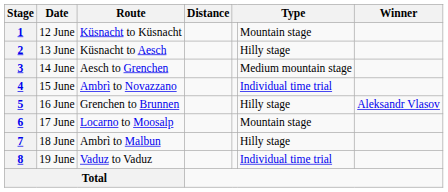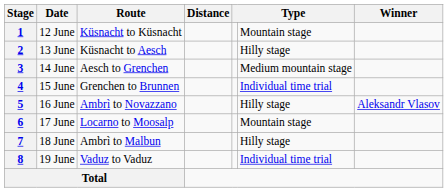(128, 86) Ambrì to Novazzano -> (130, 86) Grenchen to Brunnen
(130, 104) Grenchen to Brunnen -> (128, 104) Ambrì to Novazzano
